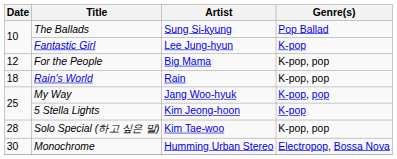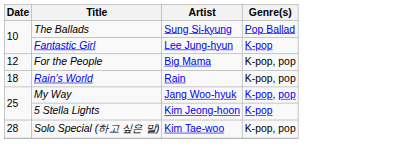- row: (64, 146)
